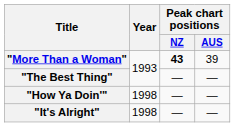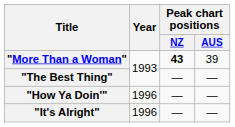(145, 95) 1998 -> (145, 95) 1996
(145, 112) 1998 -> (145, 112) 1996
